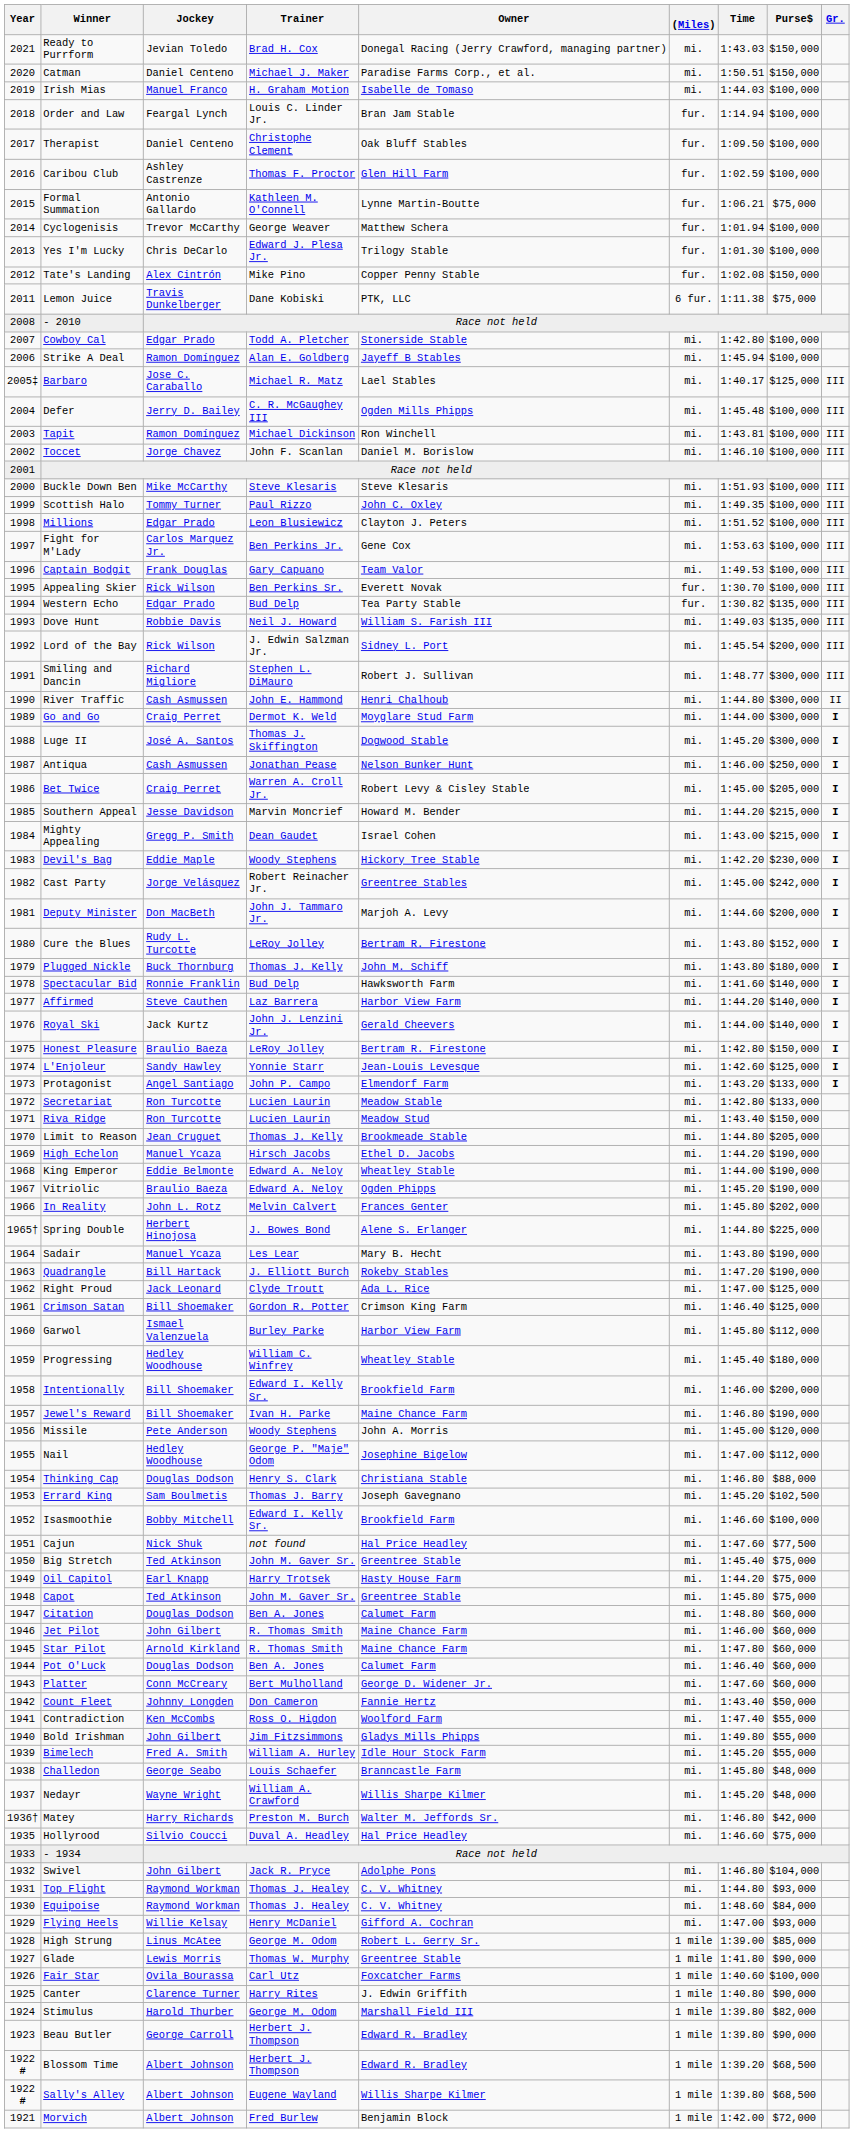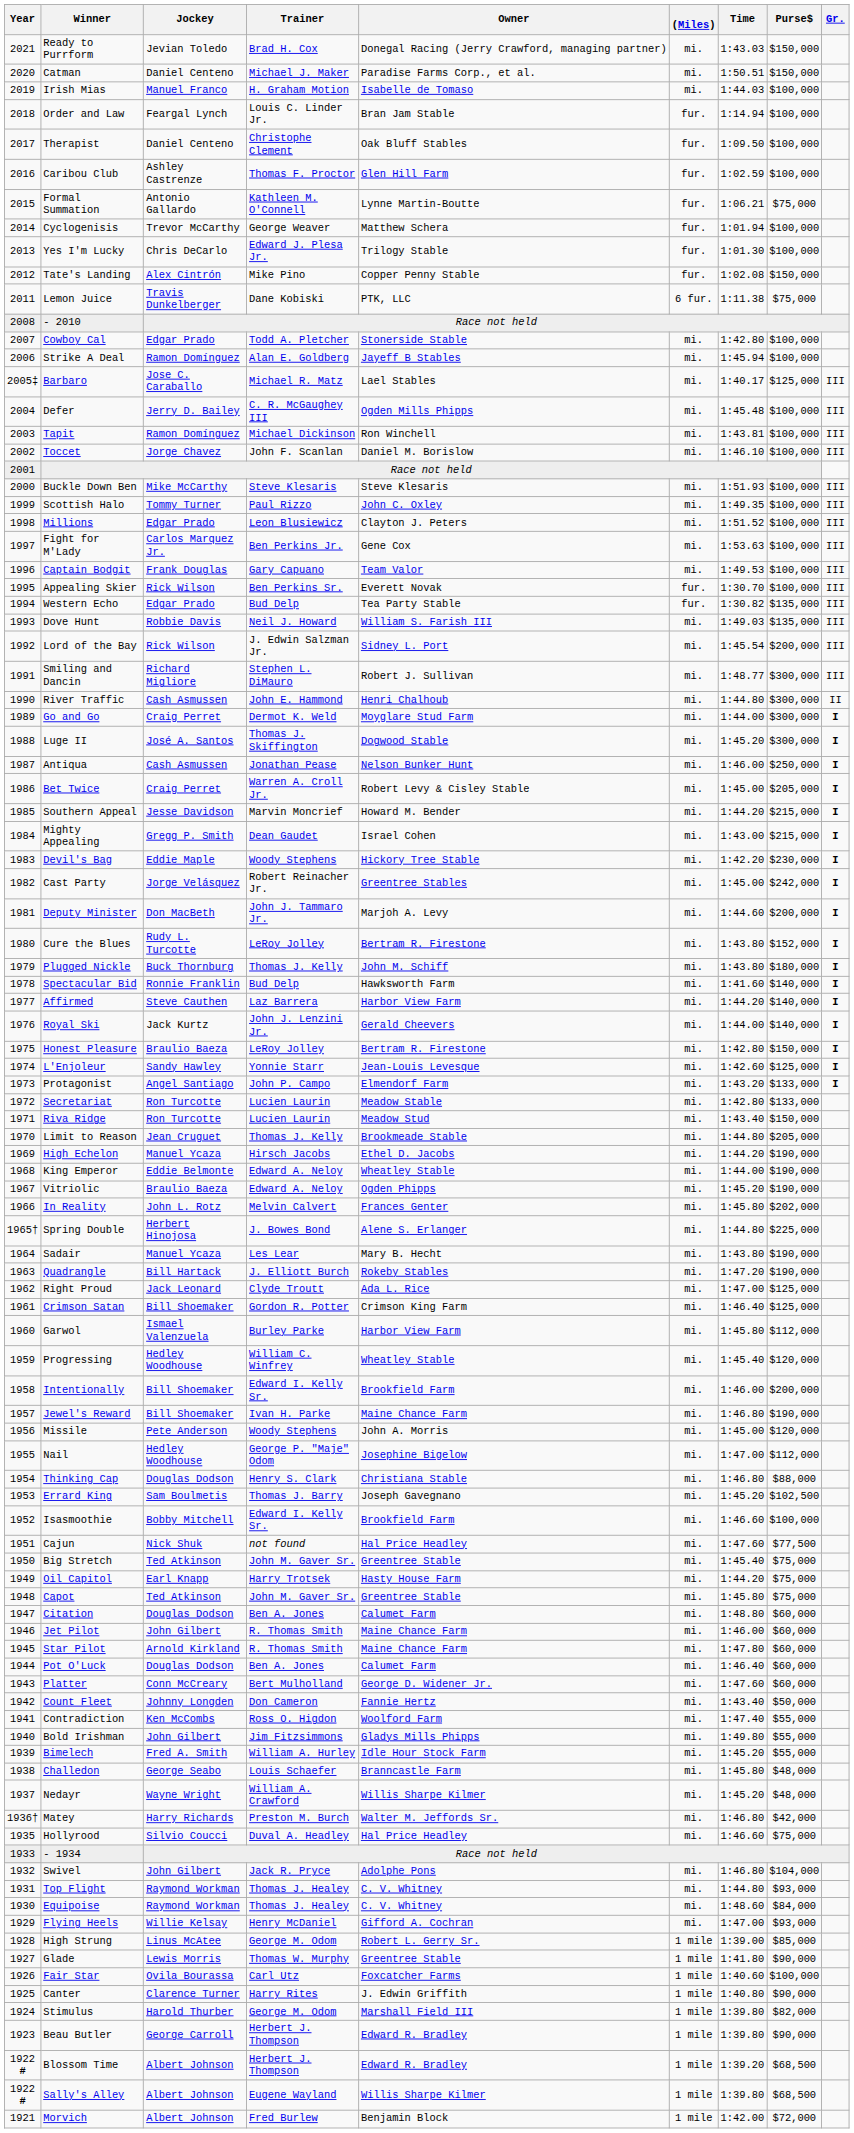(794, 1360) $180,000 -> (794, 1360) $120,000
